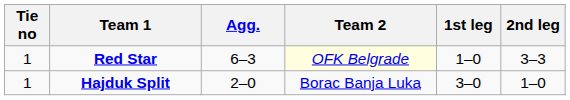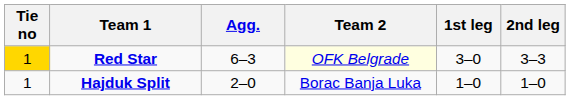(27, 58) no background -> (27, 58) gold background
(468, 58) 1–0 -> (468, 58) 3–0
(468, 82) 3–0 -> (468, 82) 1–0
